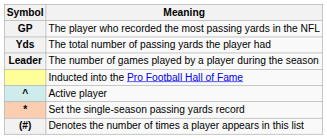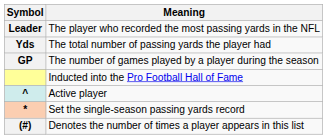(25, 28) GP -> (25, 28) Leader
(25, 61) Leader -> (25, 61) GP
